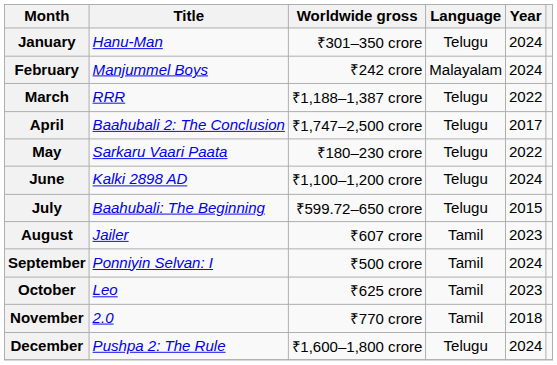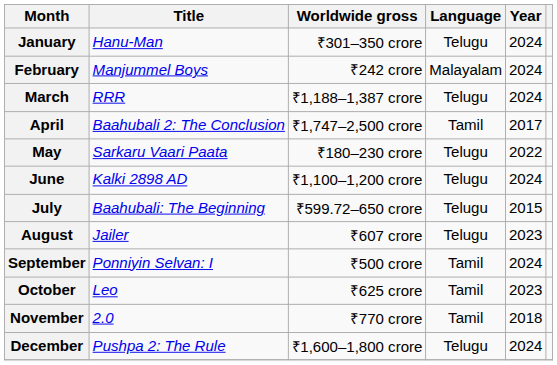(526, 97) 2022 -> (526, 97) 2024
(466, 124) Telugu -> (466, 124) Tamil
(466, 235) Tamil -> (466, 235) Telugu
